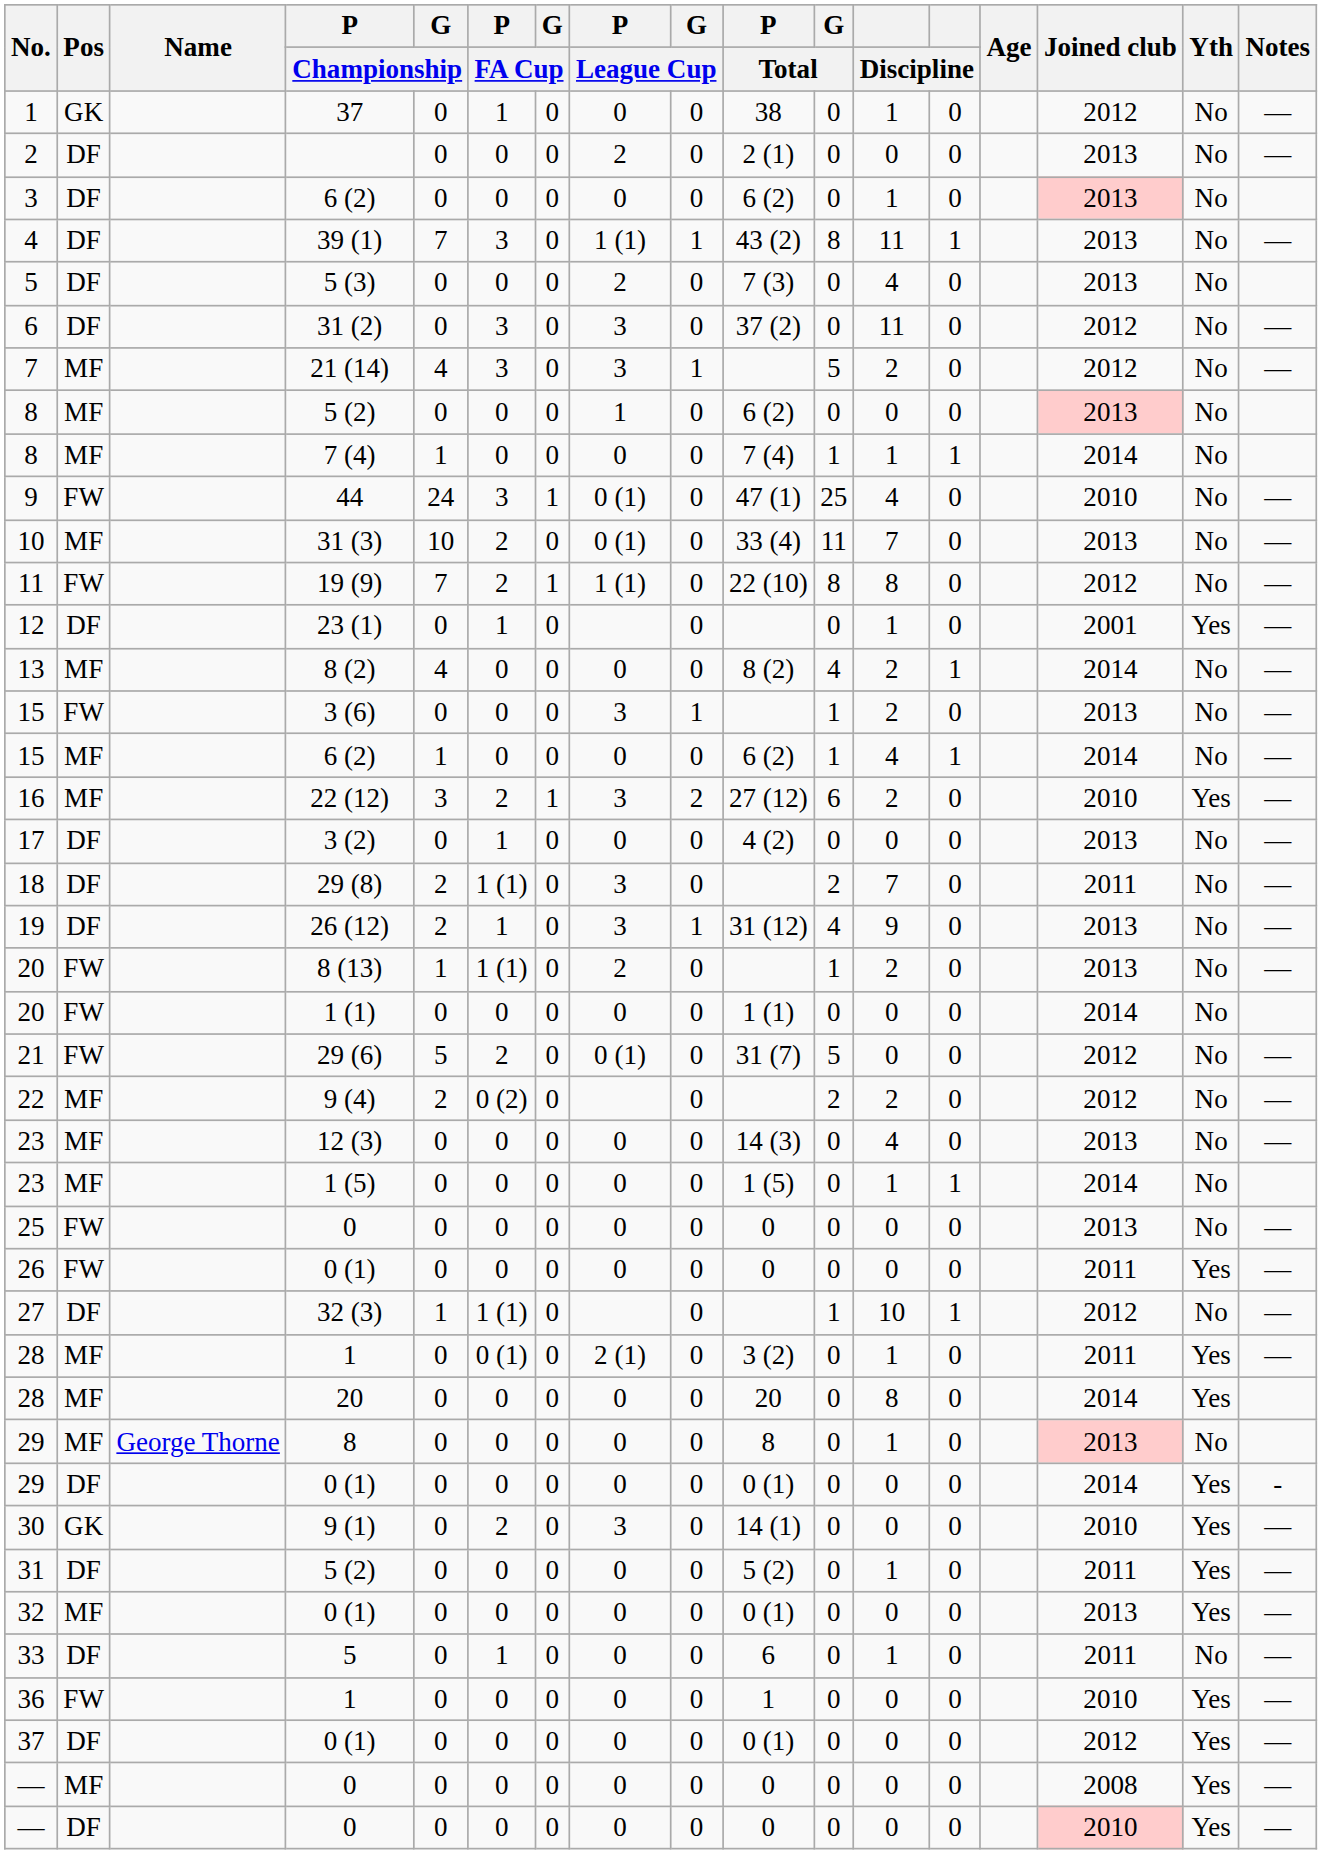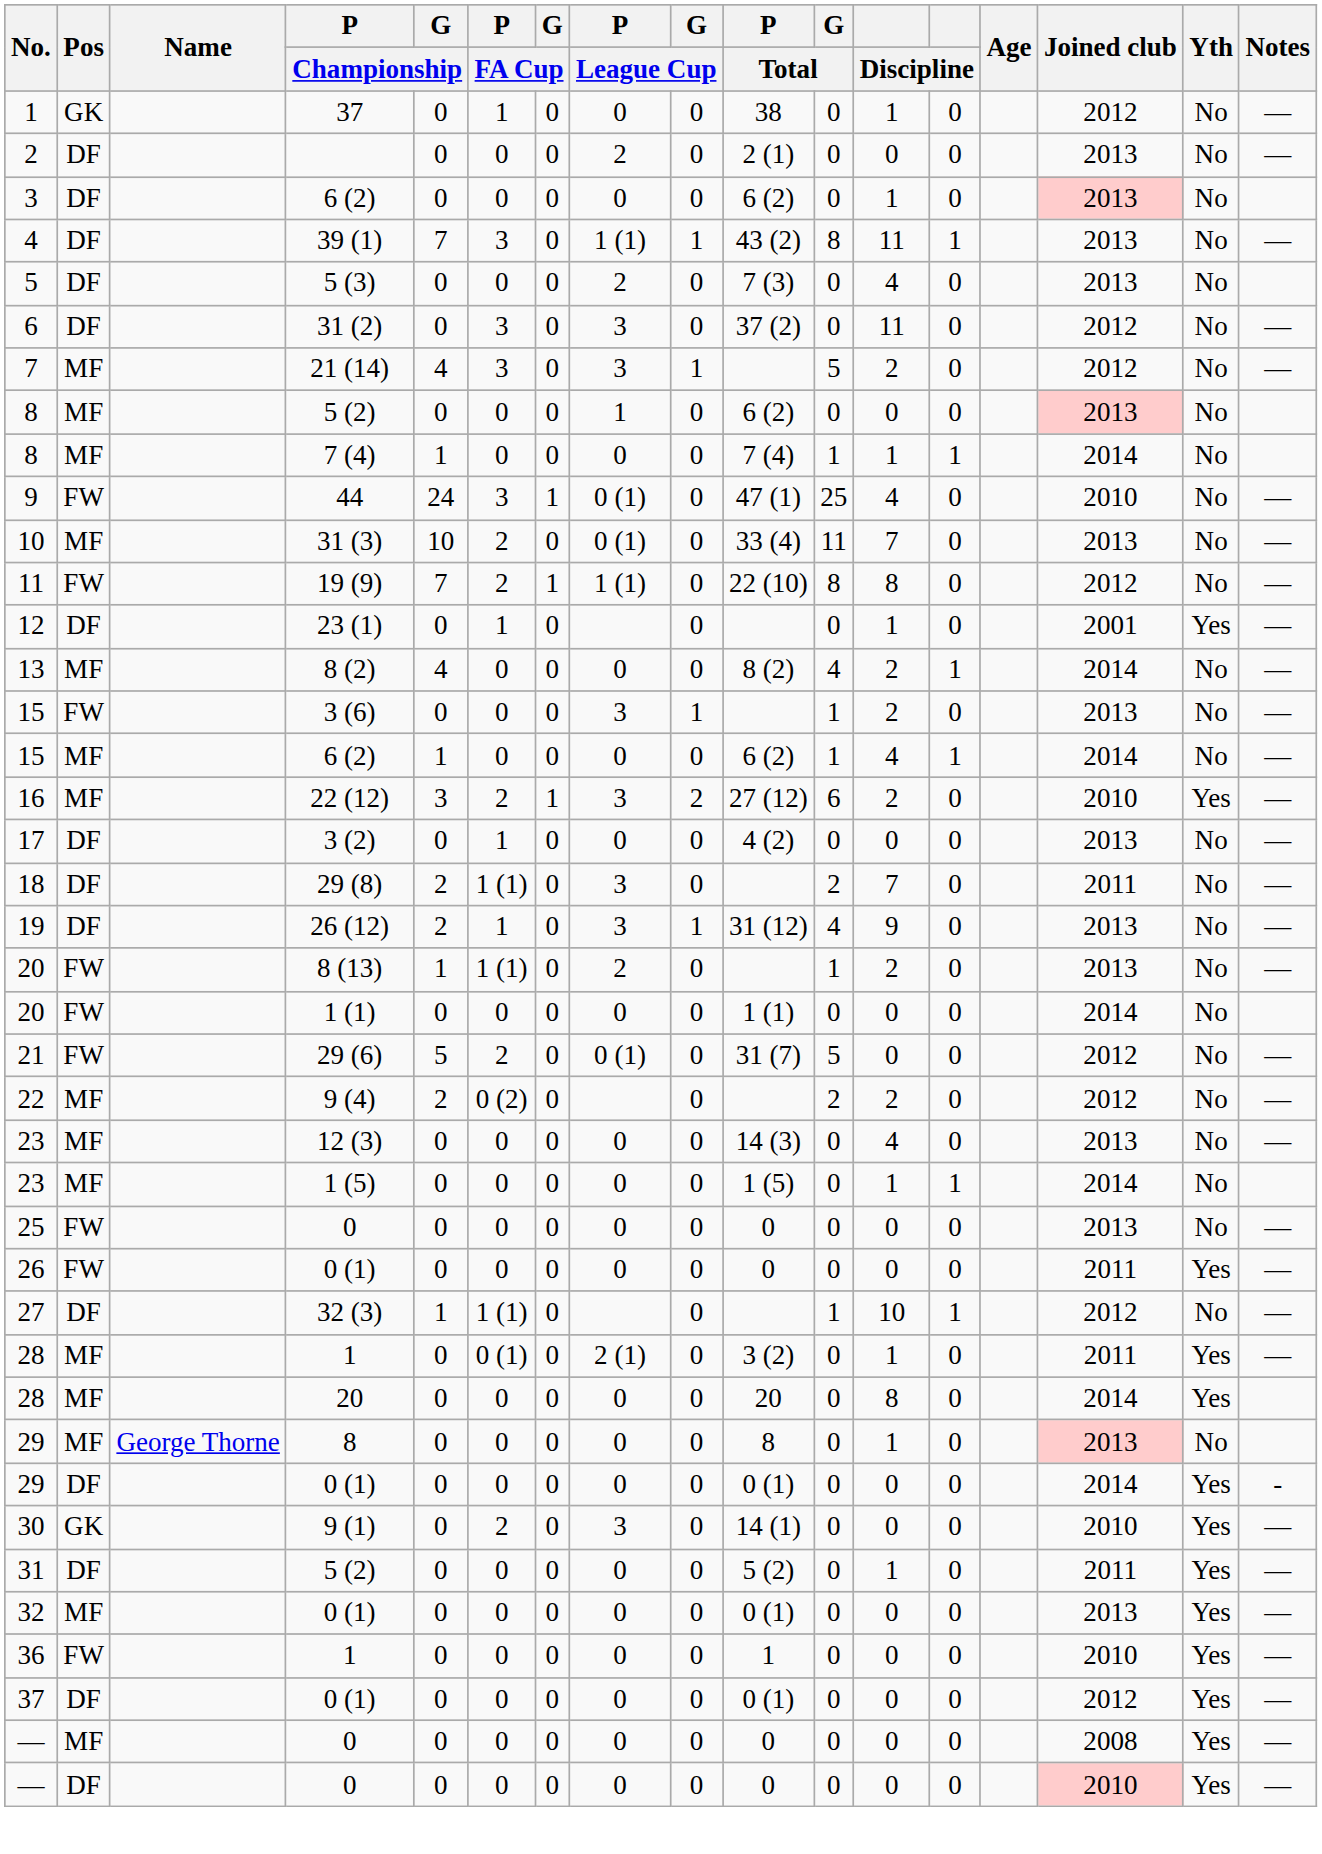- row: (31, 1655)
